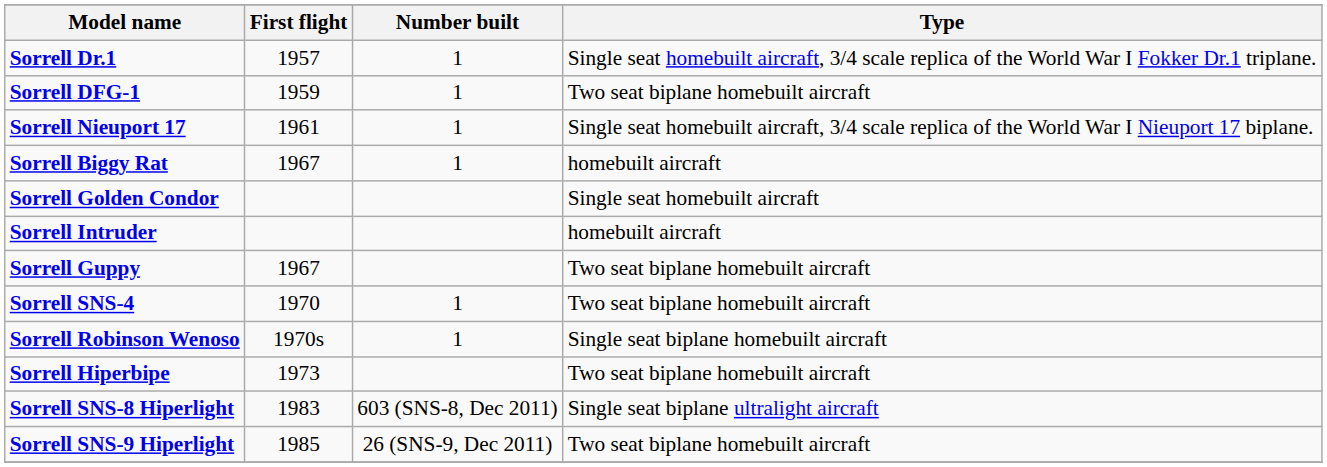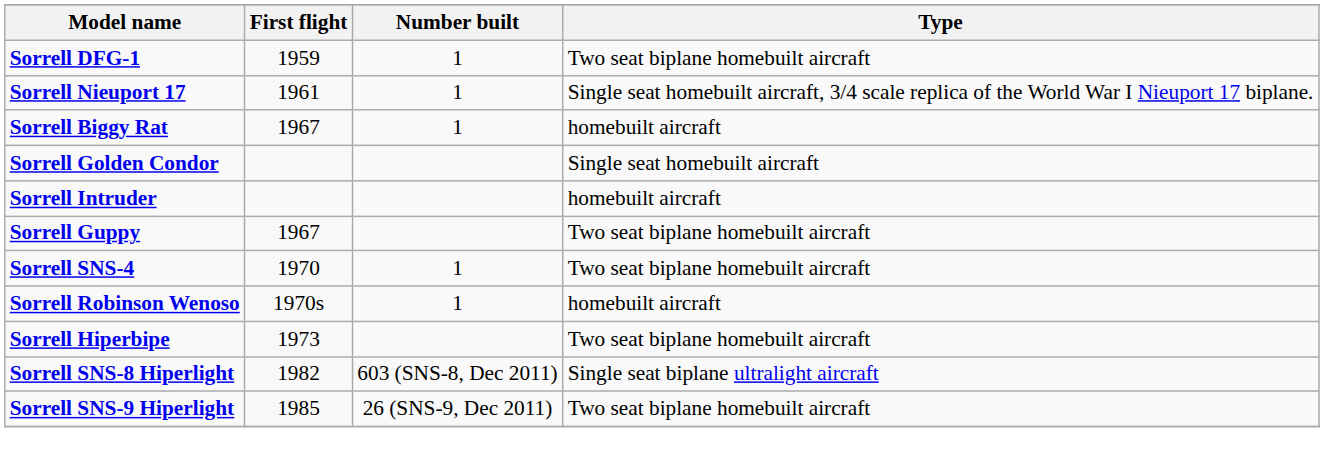- row: (63, 57)
(727, 338) Single seat biplane homebuilt aircraft -> (644, 303) homebuilt aircraft
(299, 409) 1983 -> (299, 373) 1982
